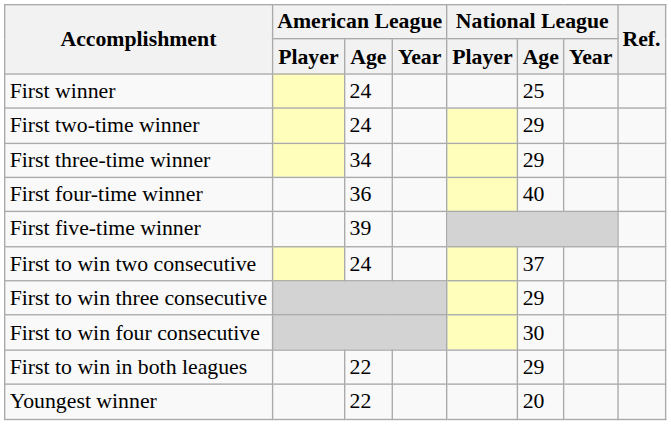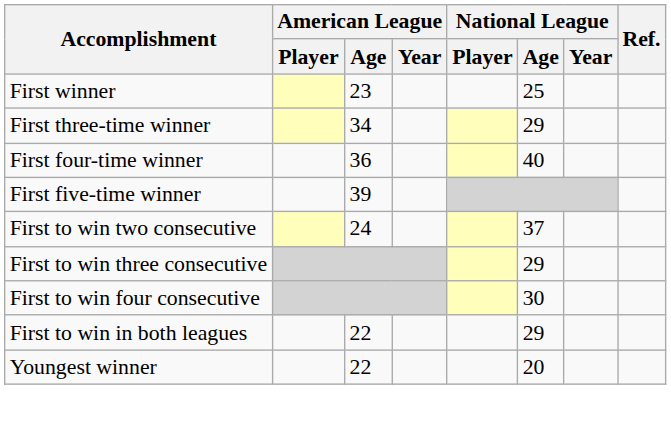(360, 90) 24 -> (360, 90) 23
- row: (105, 125)
